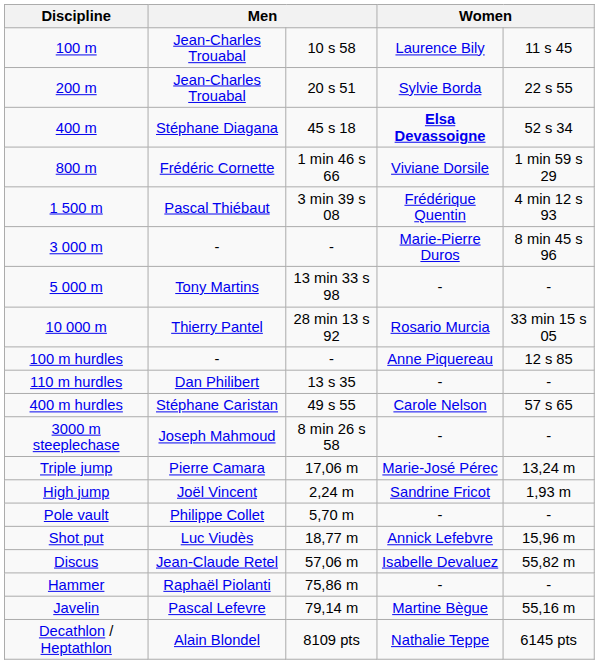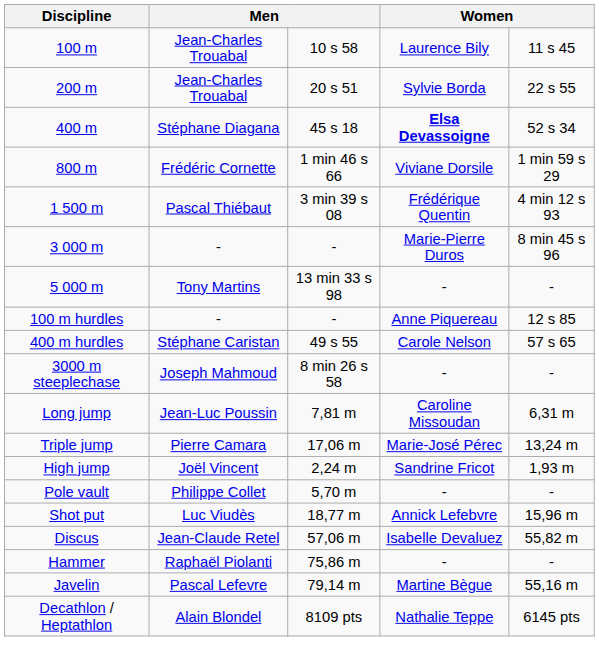- row: (76, 327)
- row: (76, 382)
+ row: (77, 413)
